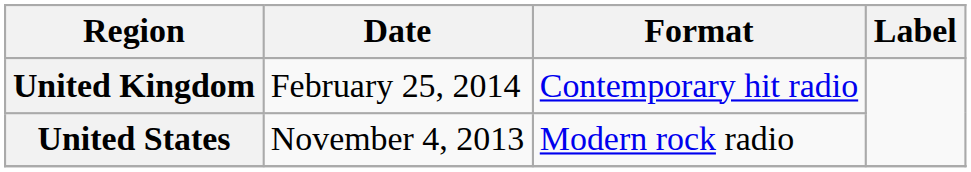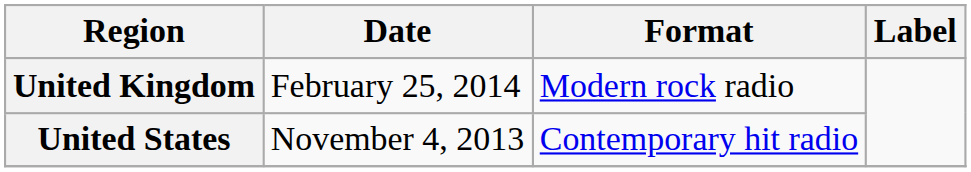(699, 85) Contemporary hit radio -> (667, 85) Modern rock radio
(667, 138) Modern rock radio -> (699, 138) Contemporary hit radio
